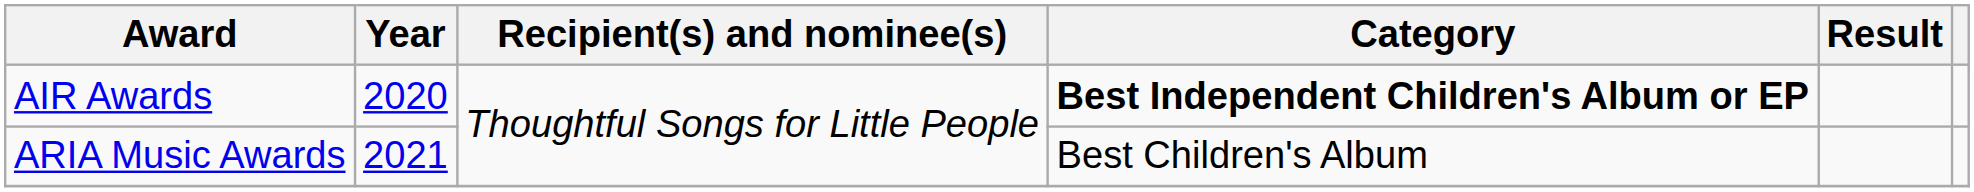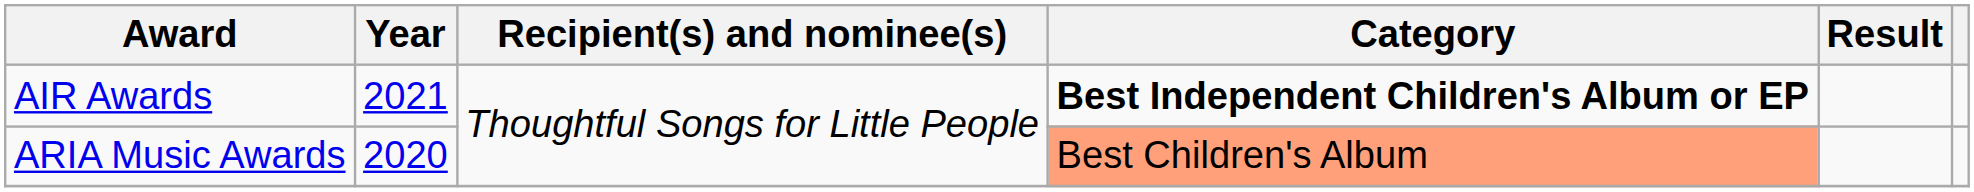(405, 95) 2020 -> (405, 95) 2021
(405, 155) 2021 -> (405, 155) 2020
(1242, 155) no background -> (1242, 155) lightsalmon background
